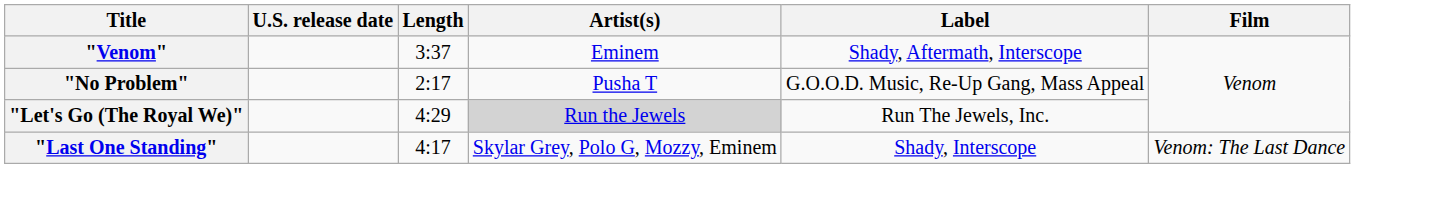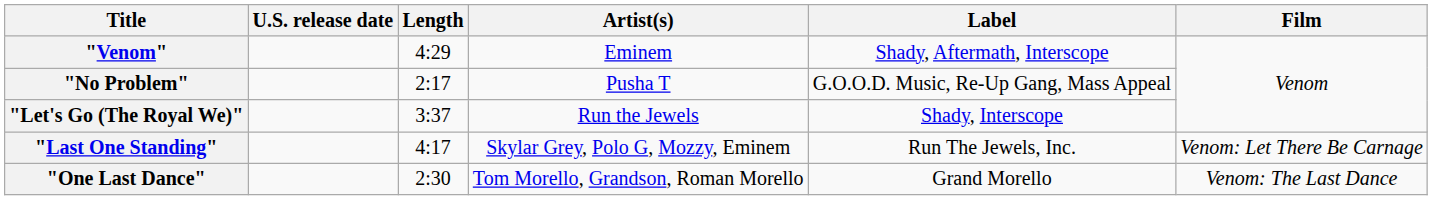(433, 52) 3:37 -> (433, 52) 4:29
(433, 115) 4:29 -> (433, 115) 3:37
(625, 115) lightgrey background -> (638, 115) no background
(965, 115) Run The Jewels, Inc. -> (992, 115) Shady, Interscope
(965, 147) Shady, Interscope -> (992, 147) Run The Jewels, Inc.
(1249, 147) Venom: The Last Dance -> (1302, 147) Venom: Let There Be Carnage
+ row: (126, 178)
